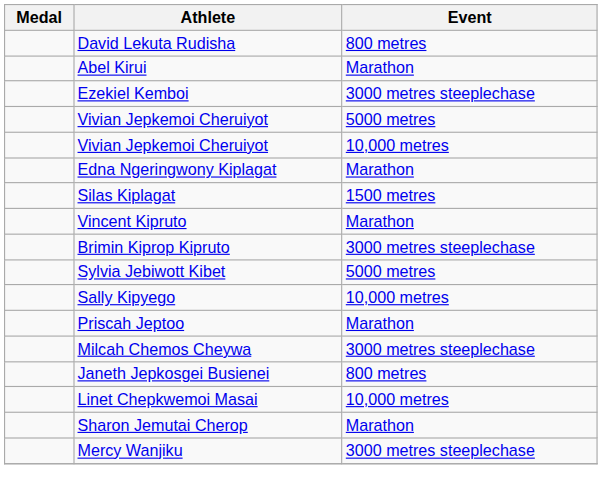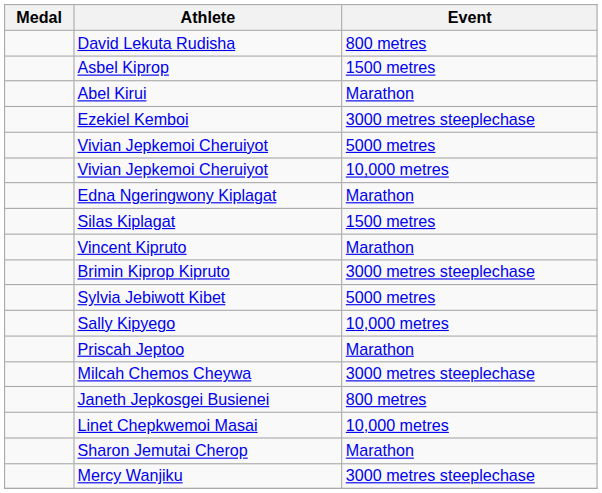+ row: (123, 69)
